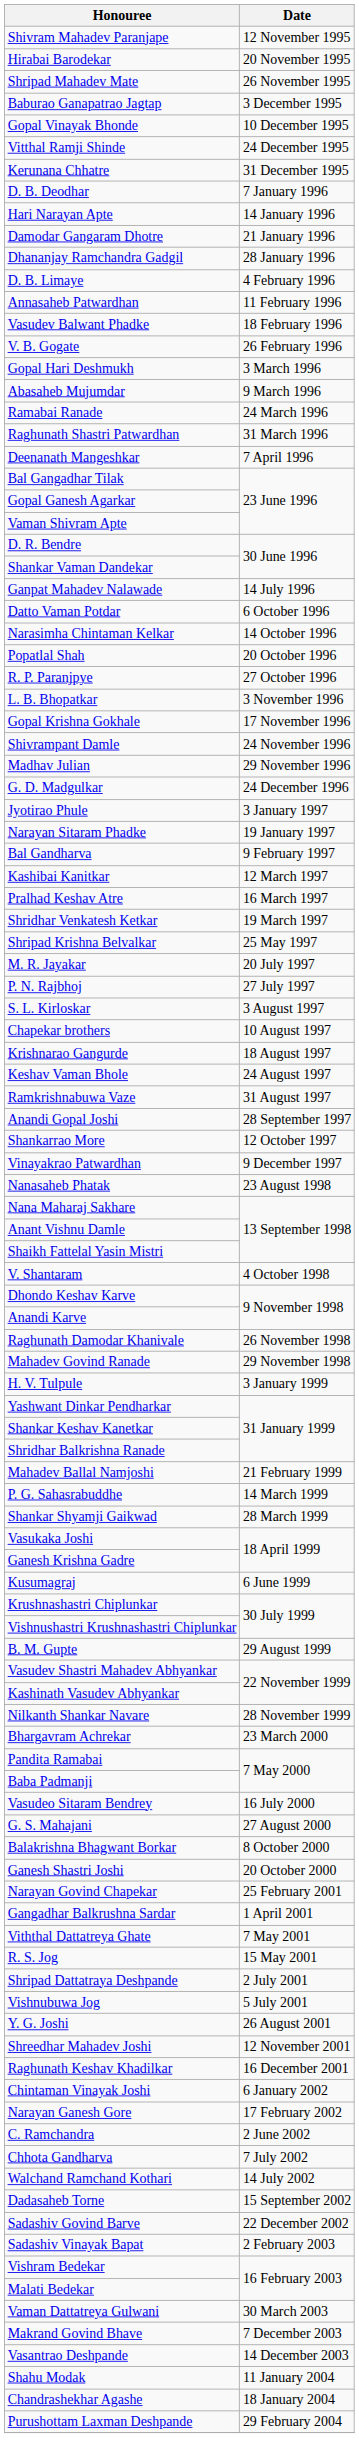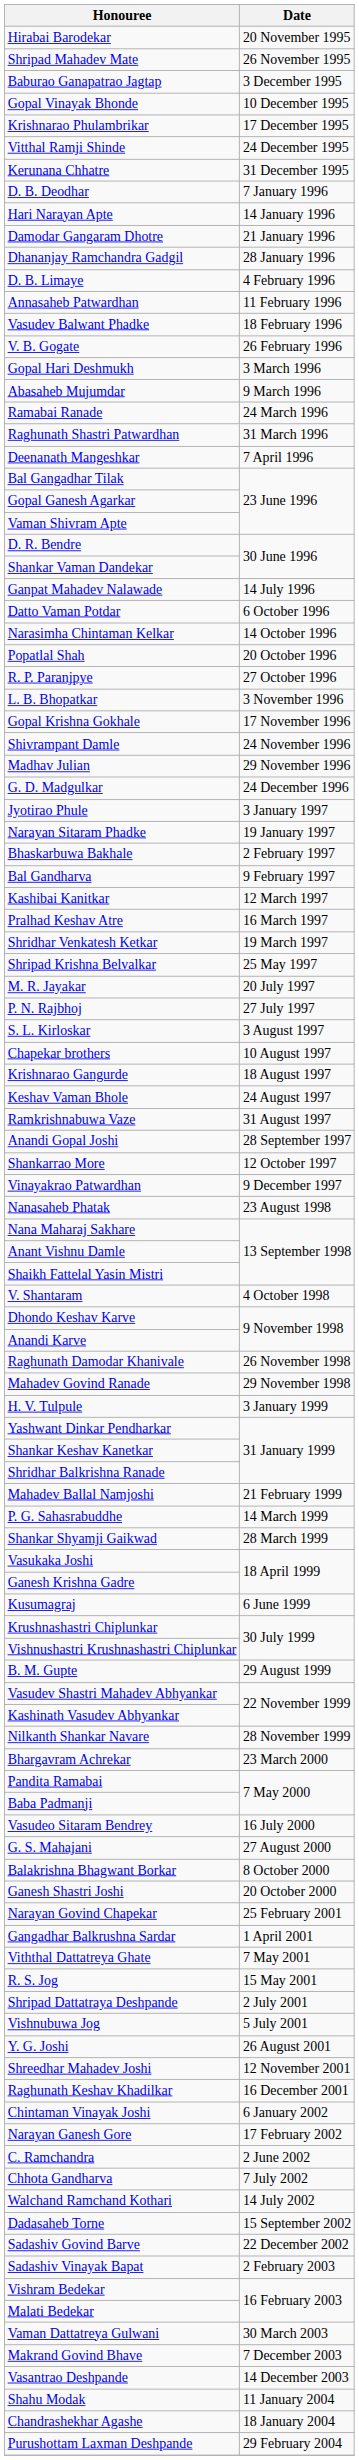- row: (88, 37)
+ row: (78, 125)
+ row: (70, 854)
